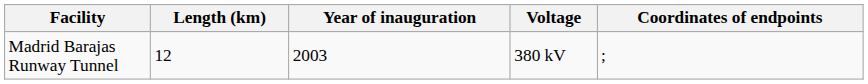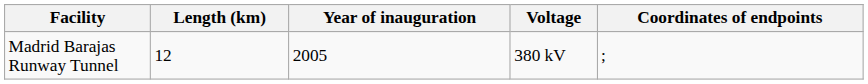(310, 55) 2003 -> (310, 55) 2005
